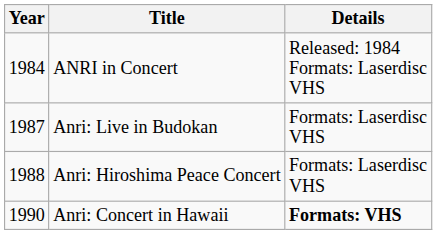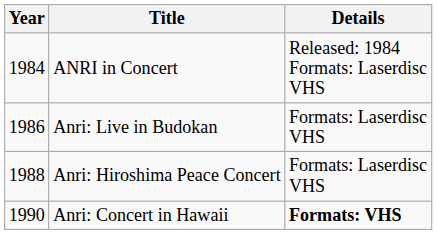(27, 127) 1987 -> (27, 127) 1986
